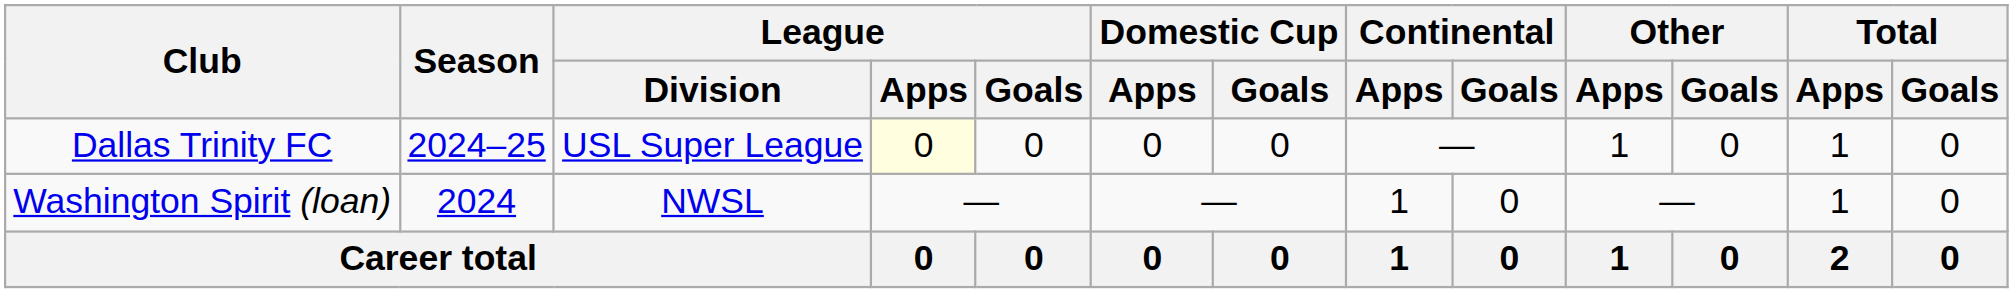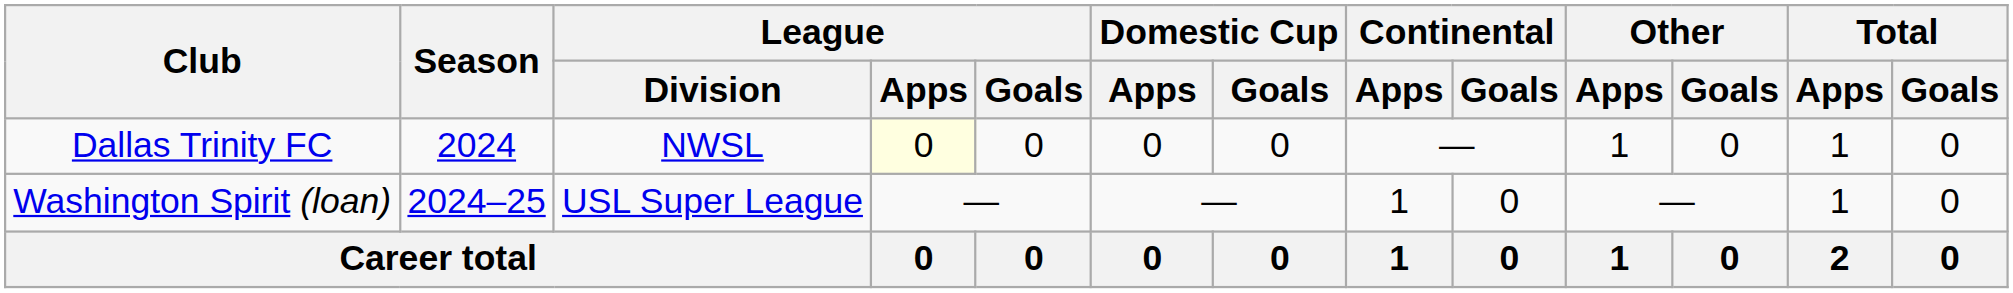(477, 145) 2024–25 -> (477, 145) 2024
(713, 145) USL Super League -> (713, 145) NWSL
(477, 201) 2024 -> (477, 201) 2024–25
(713, 201) NWSL -> (713, 201) USL Super League
